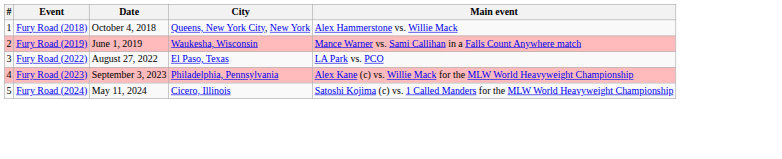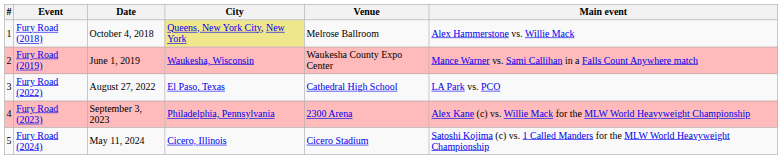+ column: (367, 12)
(241, 28) no background -> (226, 33) khaki background
